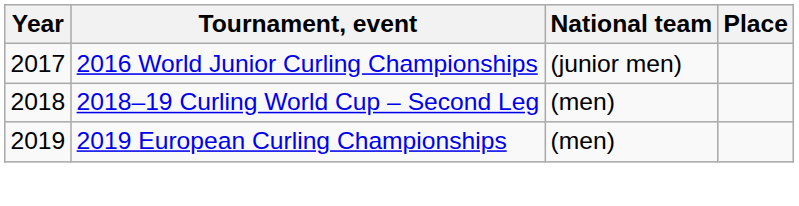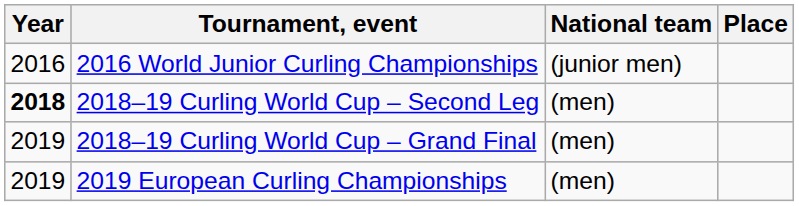(38, 63) 2017 -> (38, 63) 2016
(38, 102) normal -> (38, 102) bold
+ row: (307, 141)
